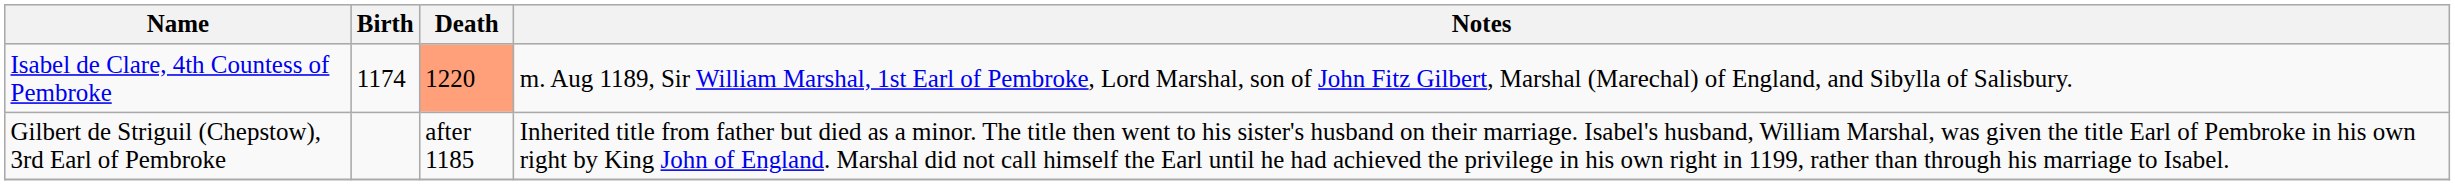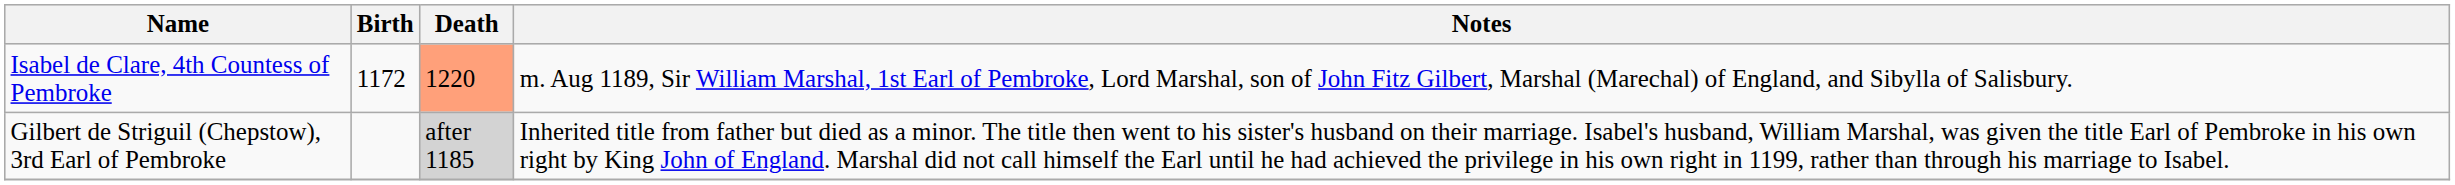(381, 77) 1174 -> (381, 77) 1172
(450, 145) no background -> (450, 145) lightgrey background
